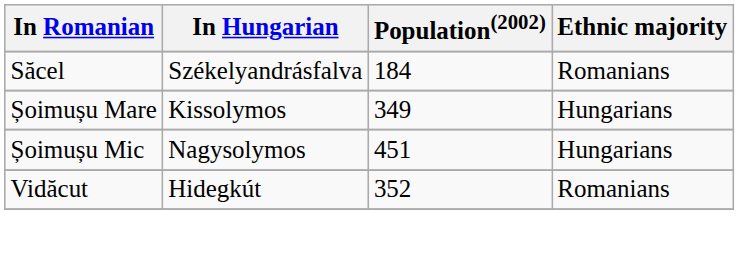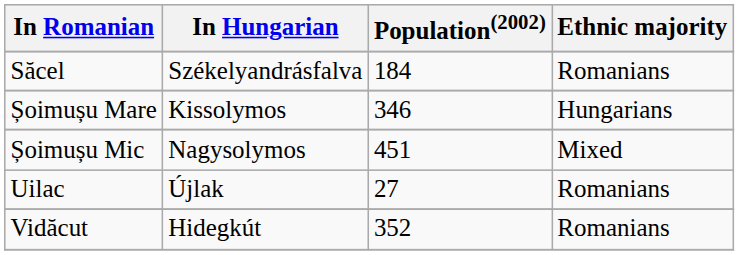(393, 110) 349 -> (393, 110) 346
(615, 149) Hungarians -> (590, 149) Mixed
+ row: (38, 189)
